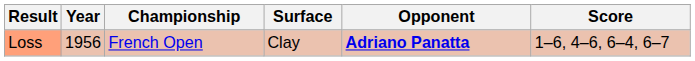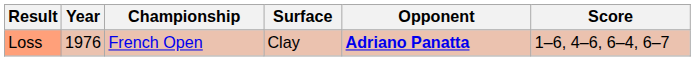(83, 42) 1956 -> (83, 42) 1976
